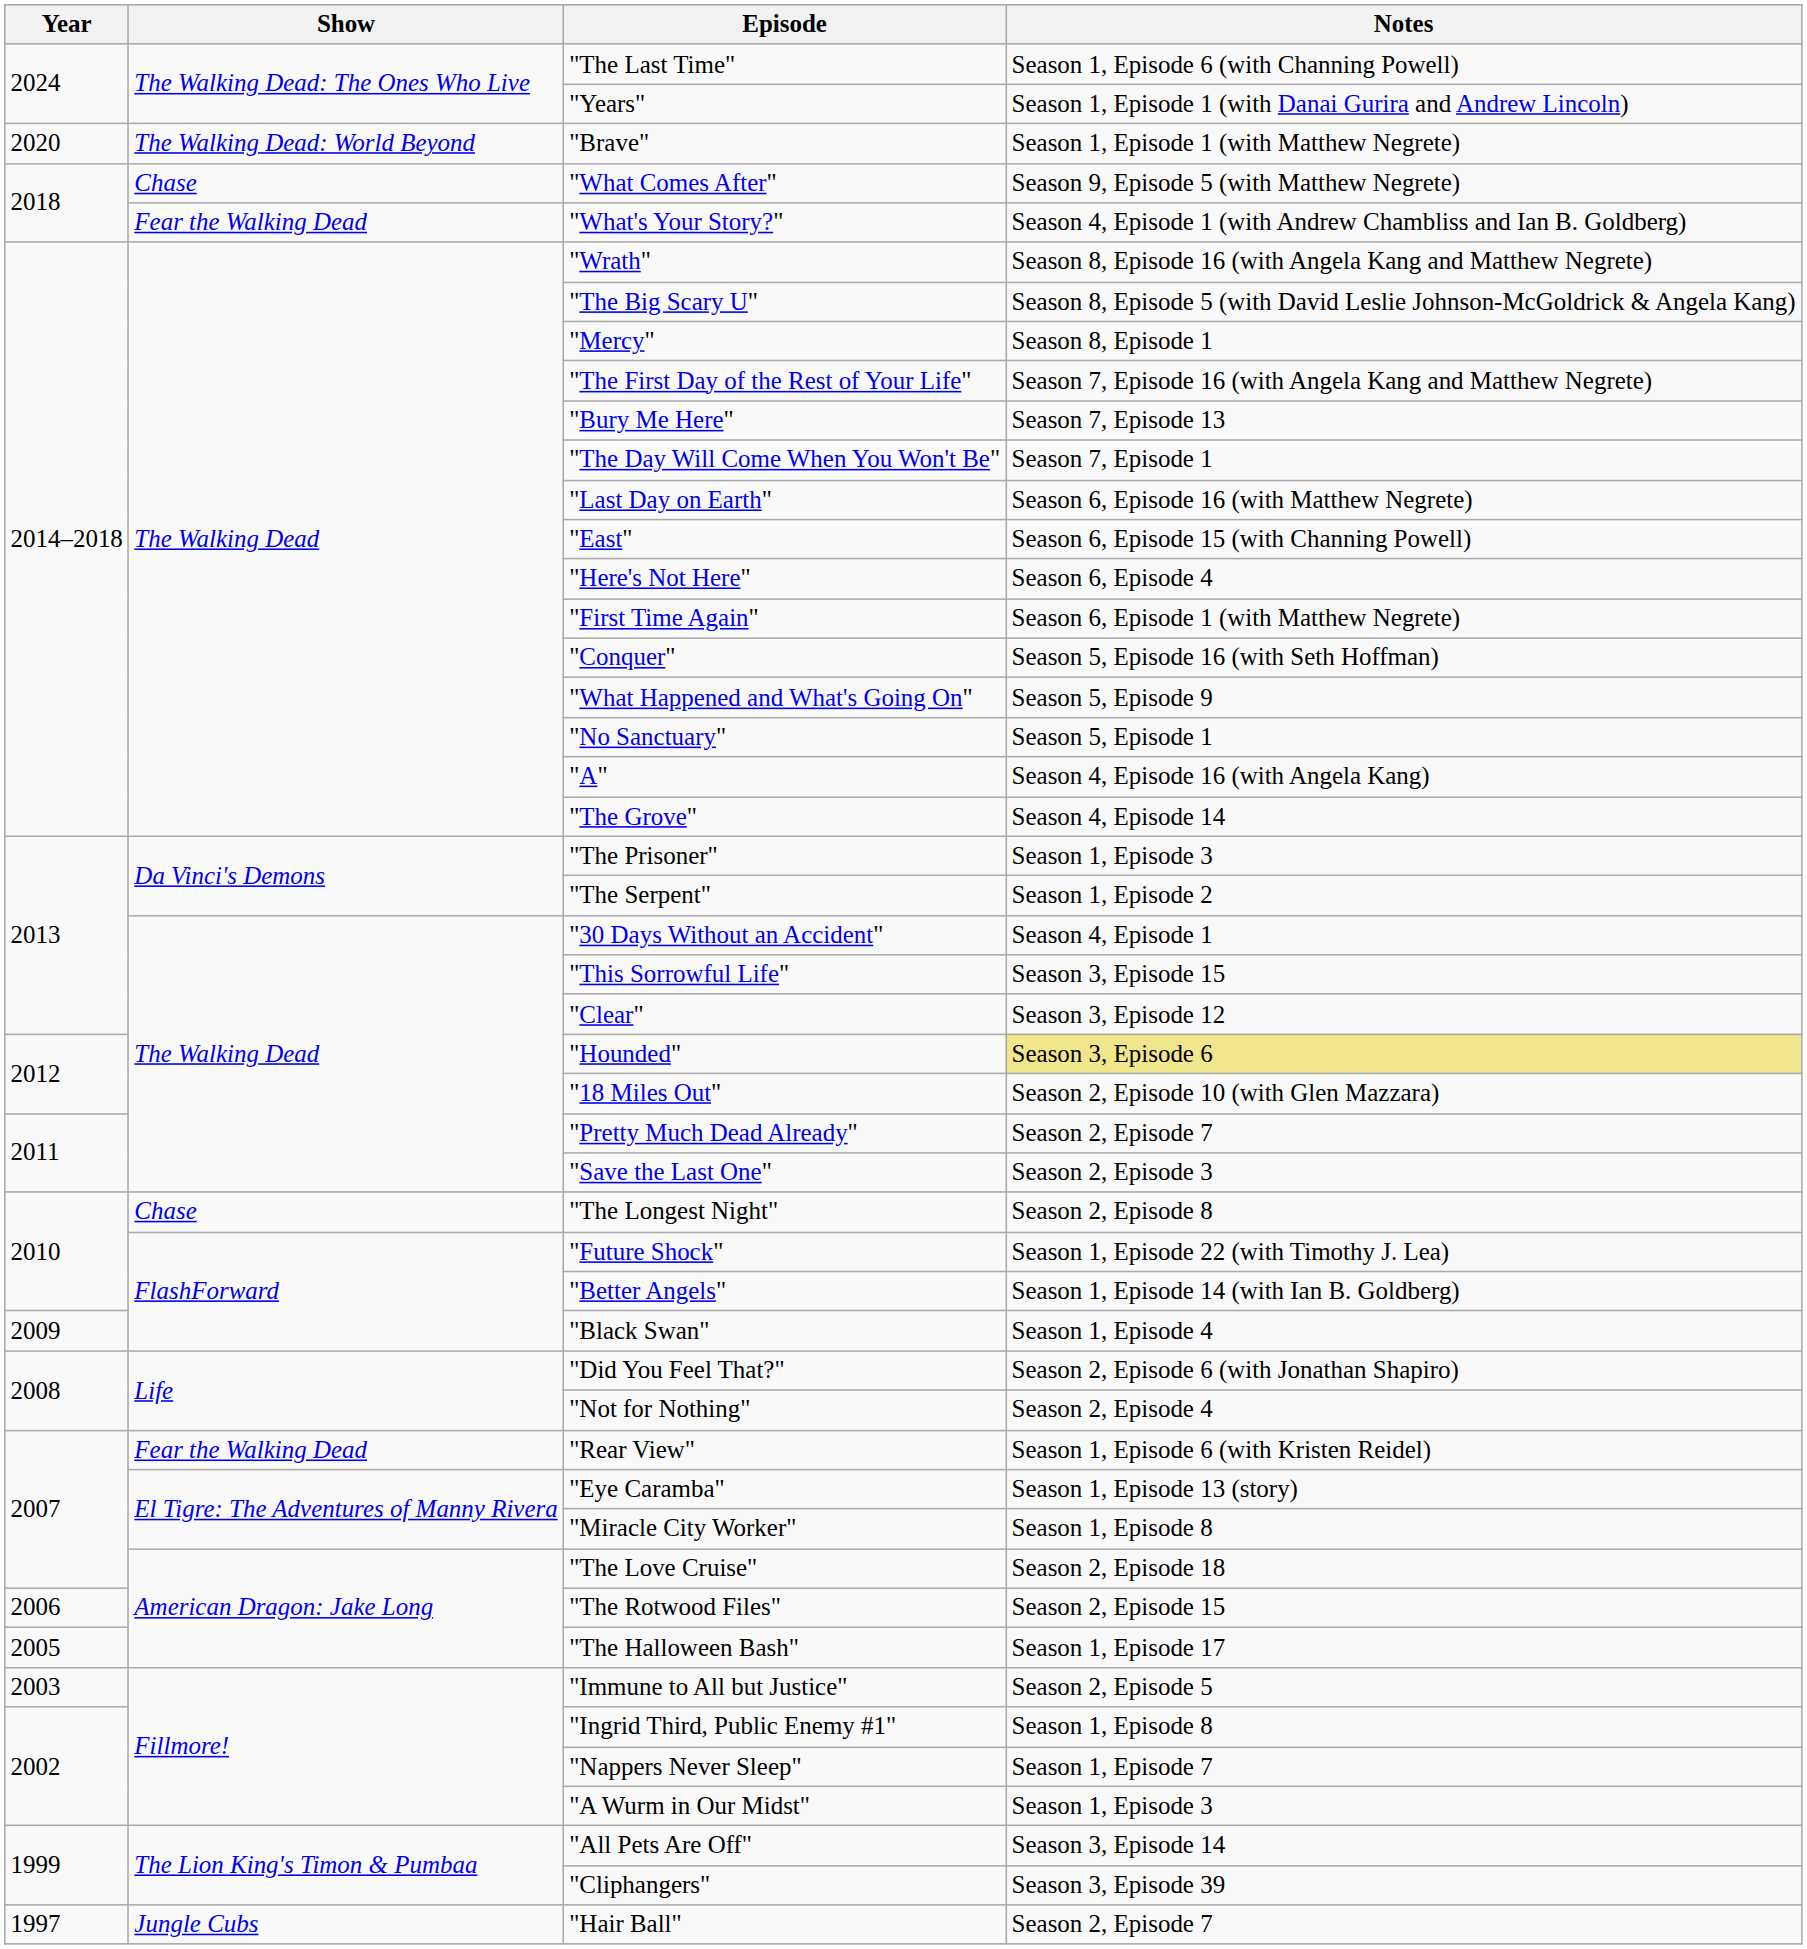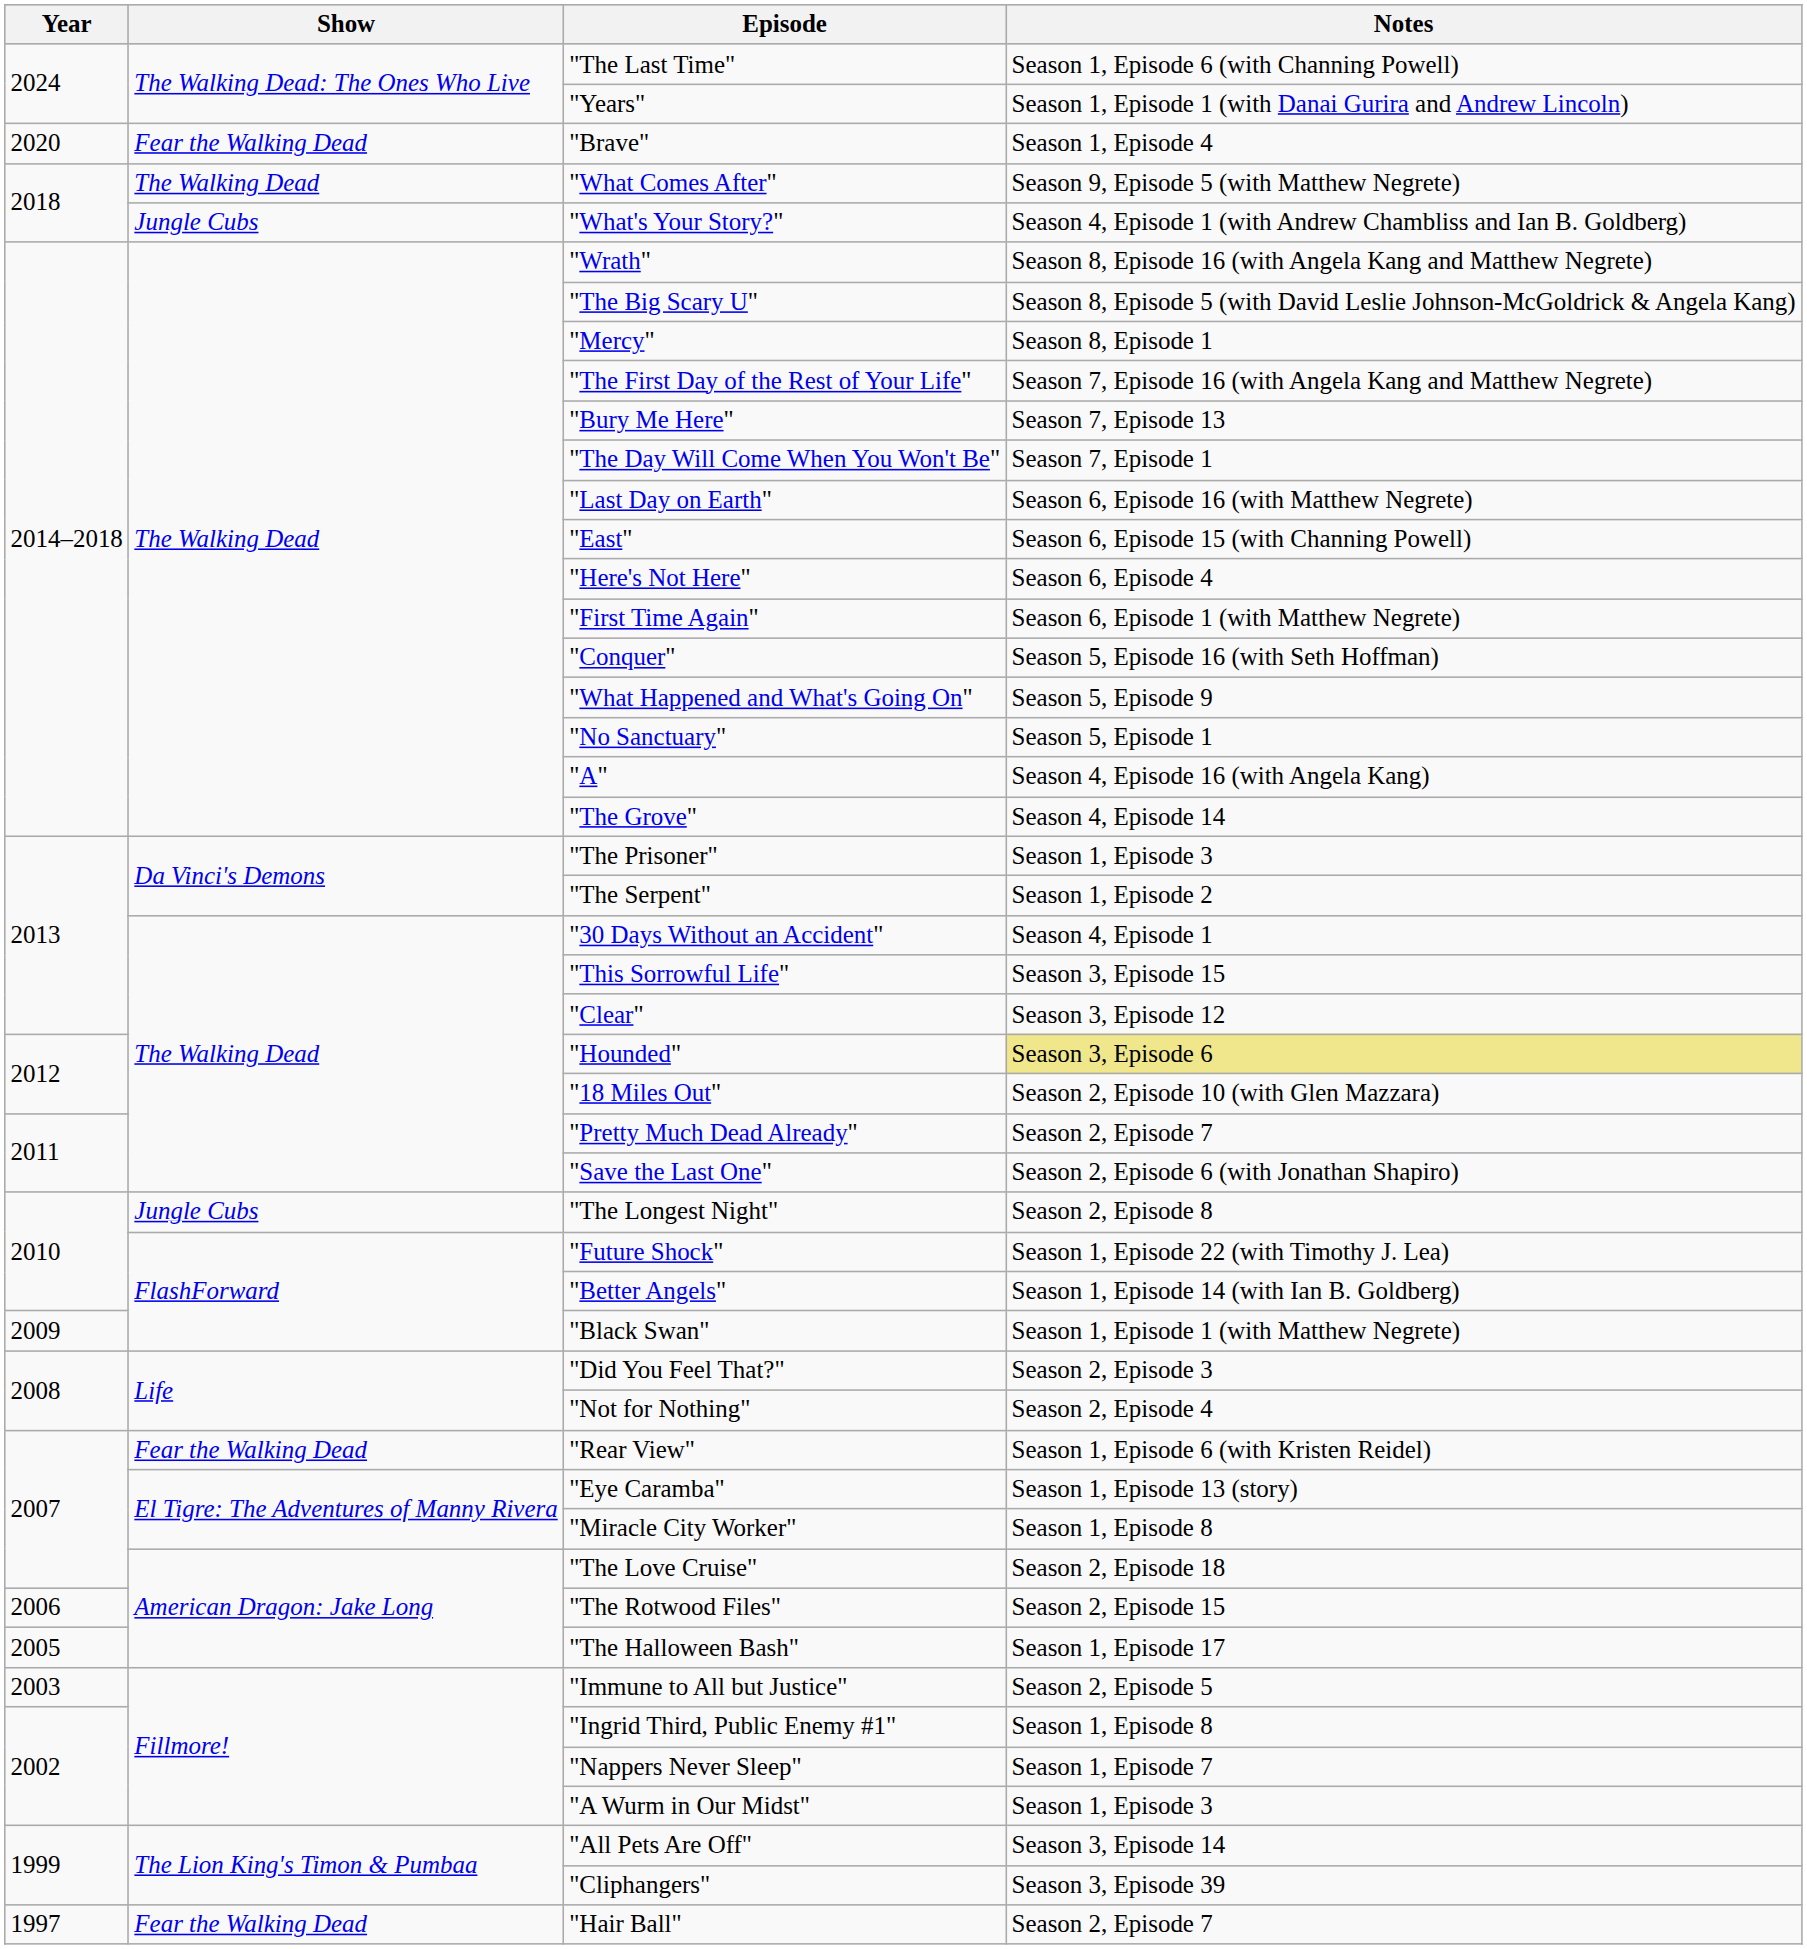(305, 143) The Walking Dead: World Beyond -> (251, 143) Fear the Walking Dead
(1236, 143) Season 1, Episode 1 (with Matthew Negrete) -> (1112, 143) Season 1, Episode 4
(166, 182) Chase -> (227, 182) The Walking Dead
(251, 222) Fear the Walking Dead -> (196, 222) Jungle Cubs
(1112, 1172) Season 2, Episode 3 -> (1235, 1172) Season 2, Episode 6 (with Jonathan Shapiro)
(166, 1211) Chase -> (196, 1211) Jungle Cubs
(1112, 1330) Season 1, Episode 4 -> (1236, 1330) Season 1, Episode 1 (with Matthew Negrete)
(1235, 1370) Season 2, Episode 6 (with Jonathan Shapiro) -> (1112, 1370) Season 2, Episode 3
(196, 1924) Jungle Cubs -> (251, 1924) Fear the Walking Dead
